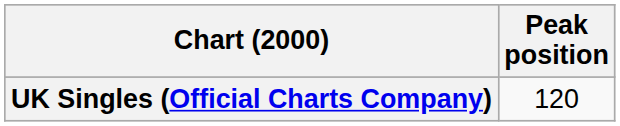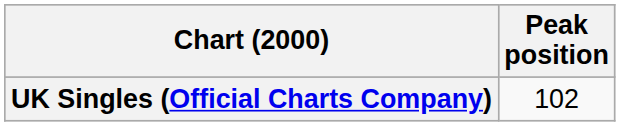(557, 98) 120 -> (557, 98) 102
